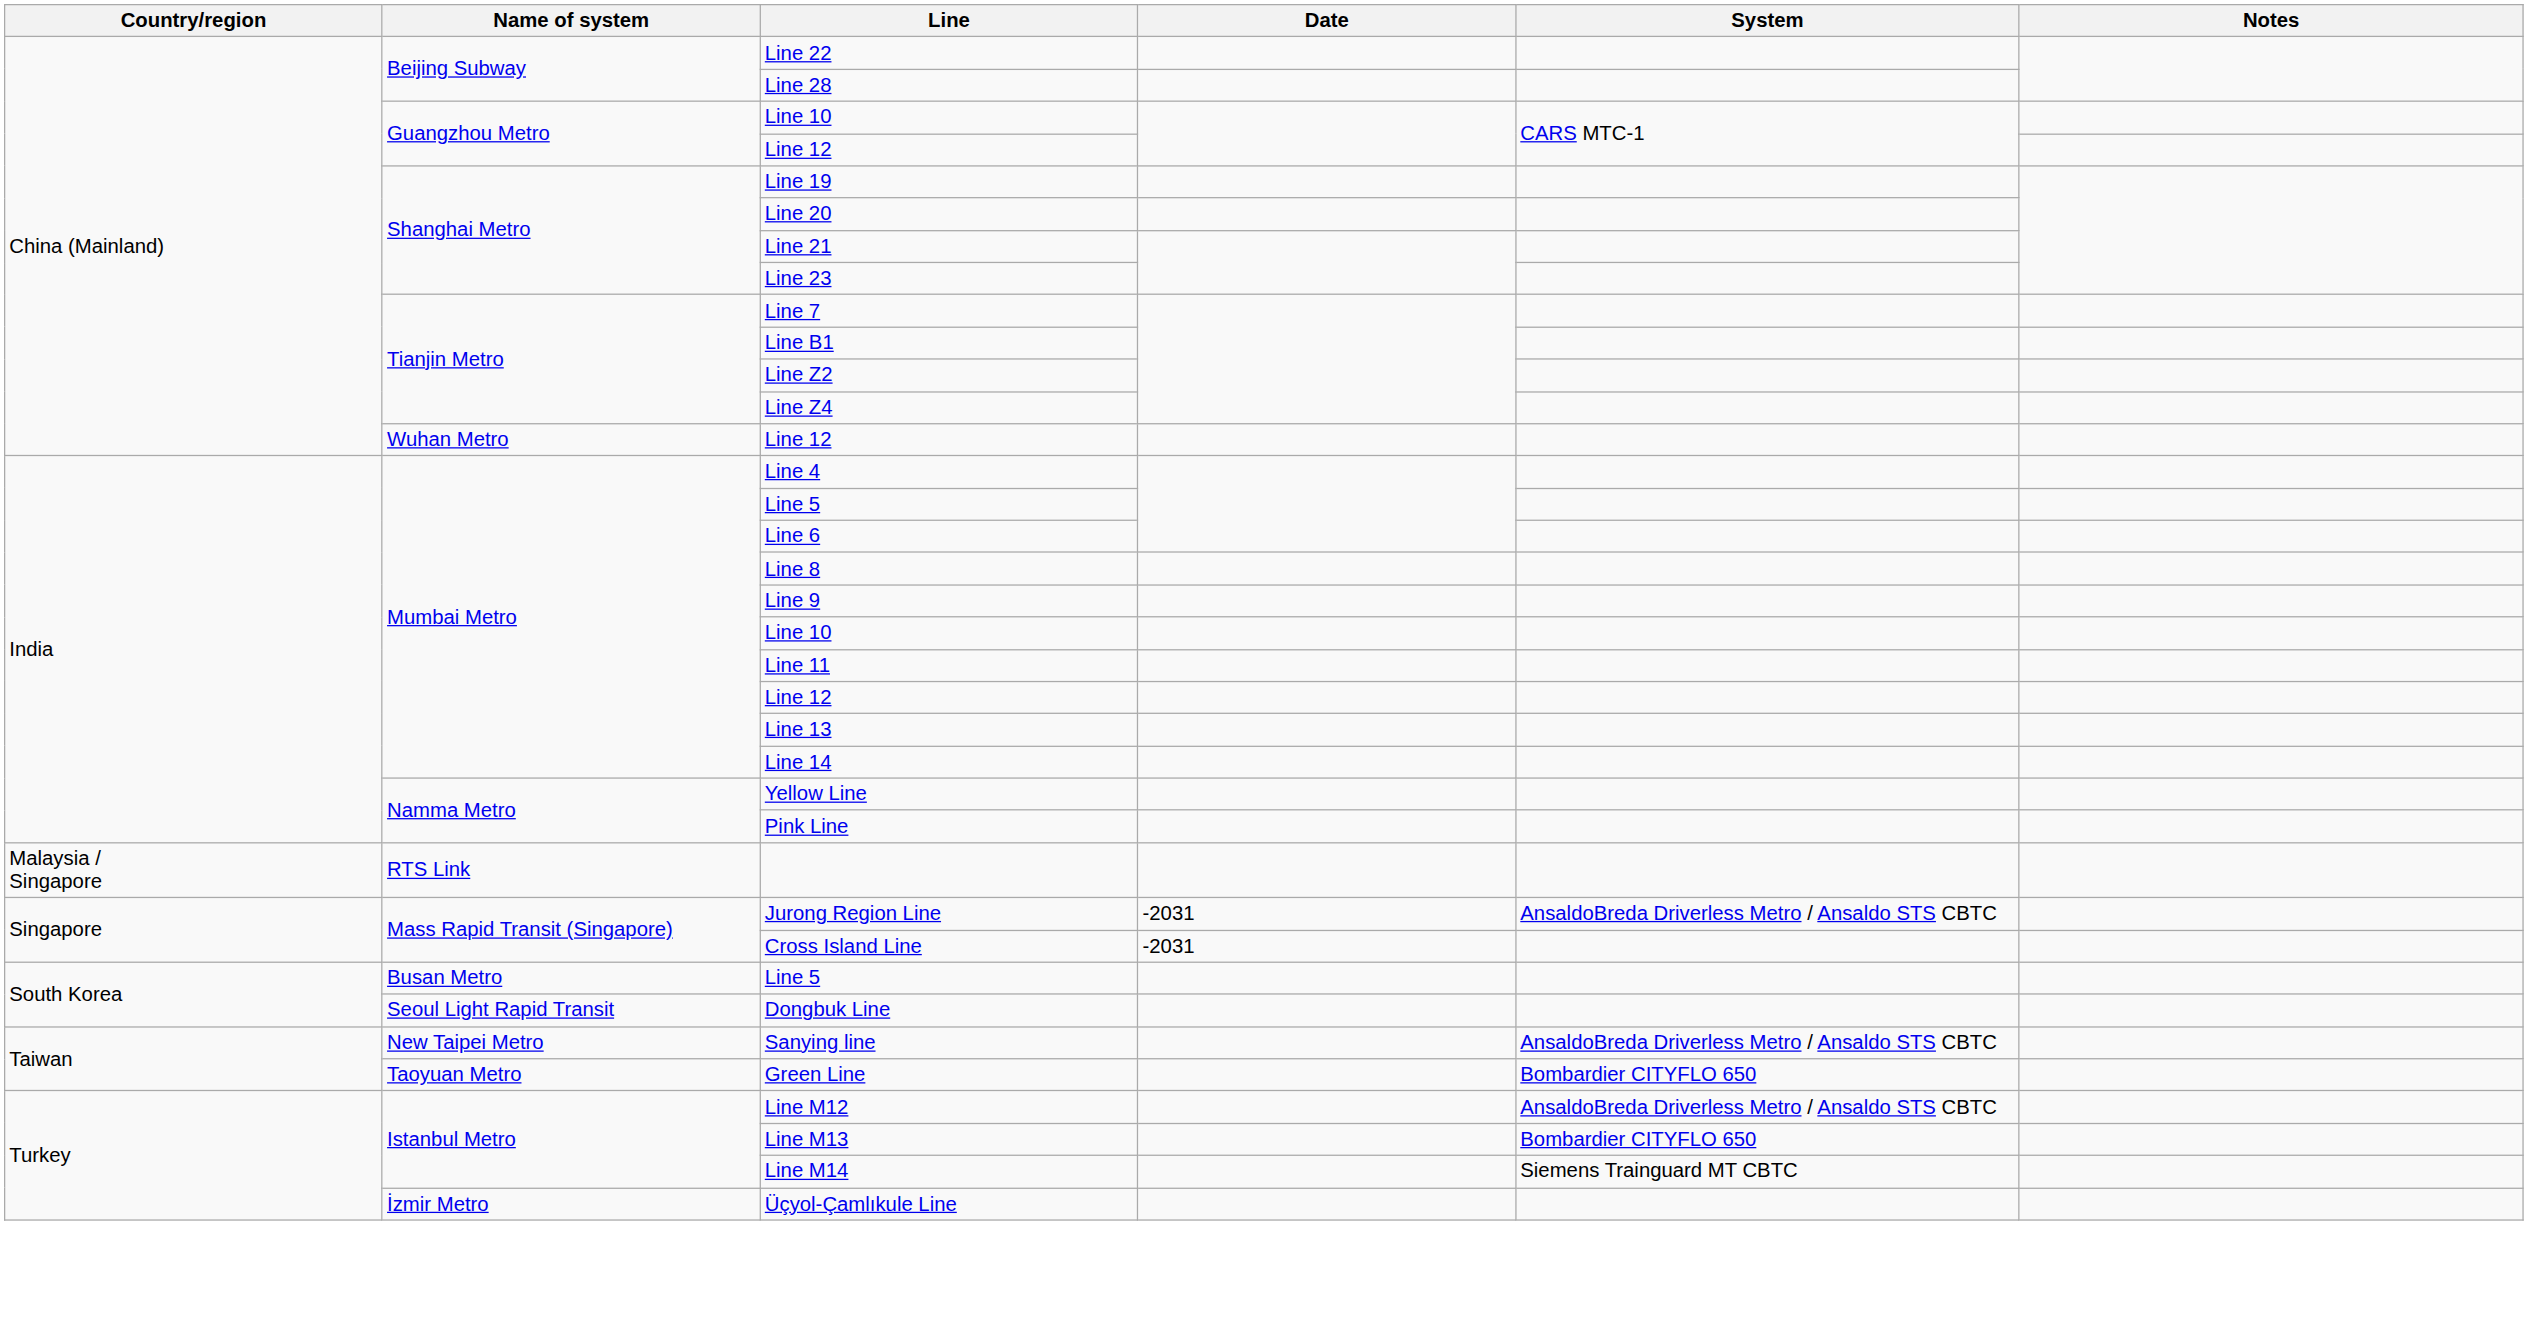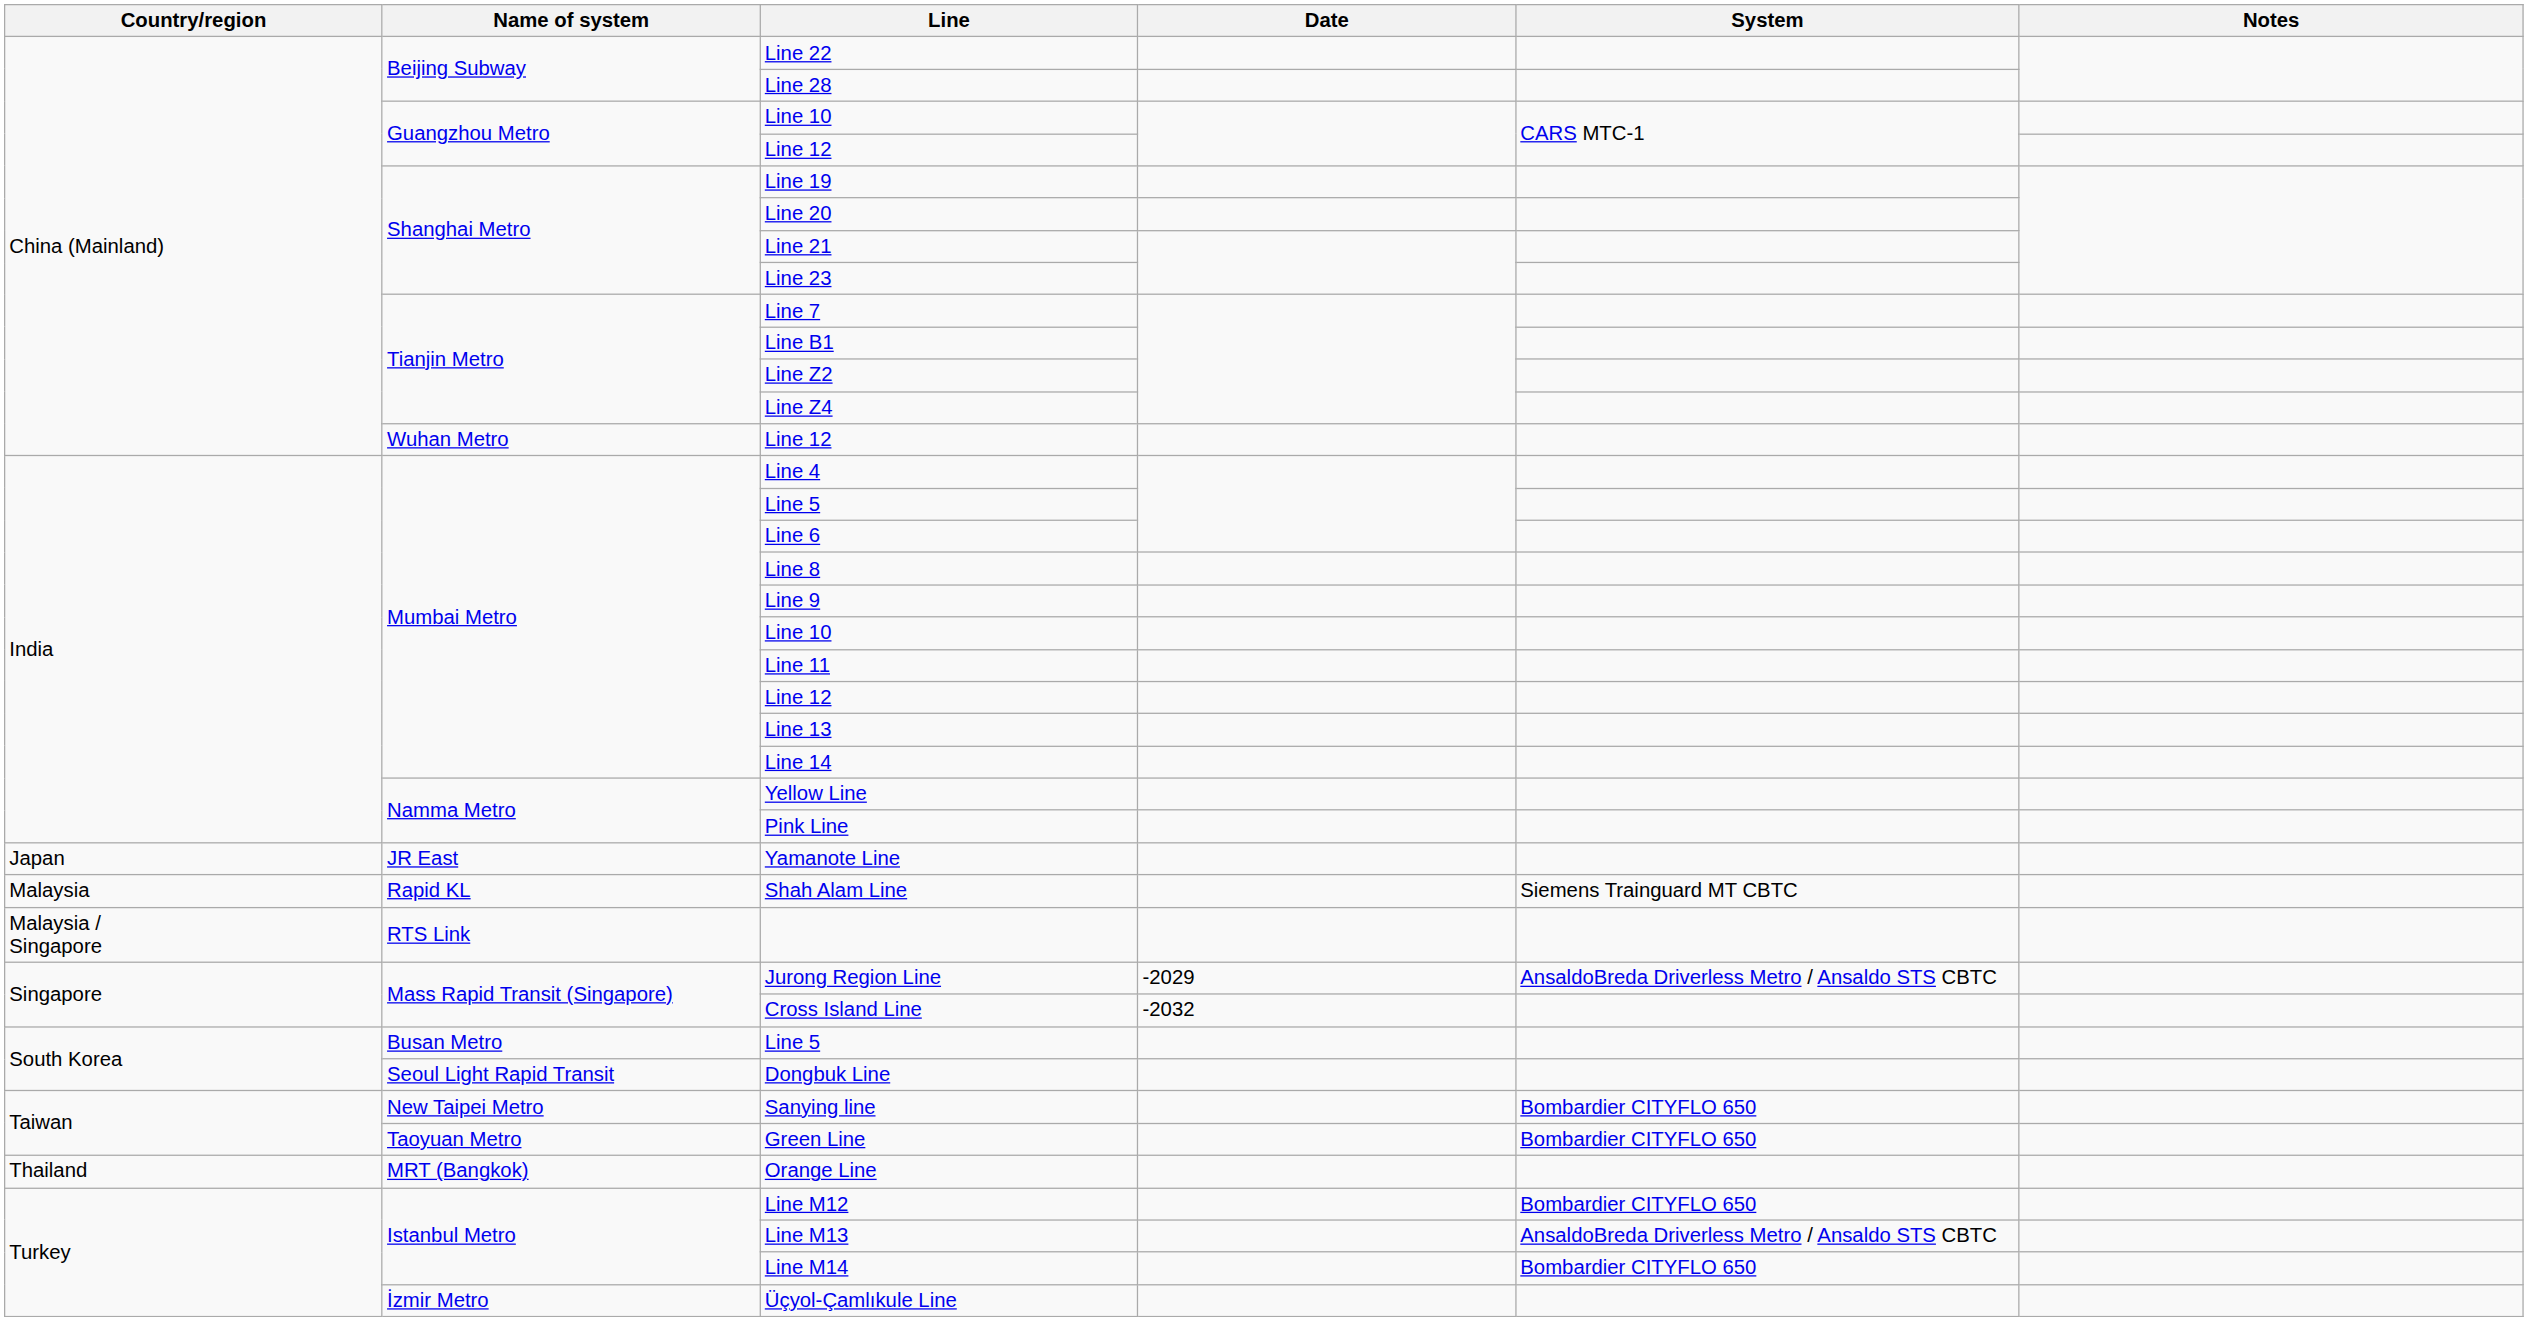+ row: (423, 858)
+ row: (429, 890)
(1169, 913) -2031 -> (1169, 978) -2029
(1169, 945) -2031 -> (1169, 1010) -2032
(1759, 1042) AnsaldoBreda Driverless Metro / Ansaldo STS CBTC -> (1638, 1106) Bombardier CITYFLO 650
+ row: (458, 1171)
(1759, 1106) AnsaldoBreda Driverless Metro / Ansaldo STS CBTC -> (1638, 1203) Bombardier CITYFLO 650
(1638, 1139) Bombardier CITYFLO 650 -> (1759, 1235) AnsaldoBreda Driverless Metro / Ansaldo STS CBTC
(1659, 1171) Siemens Trainguard MT CBTC -> (1638, 1268) Bombardier CITYFLO 650
